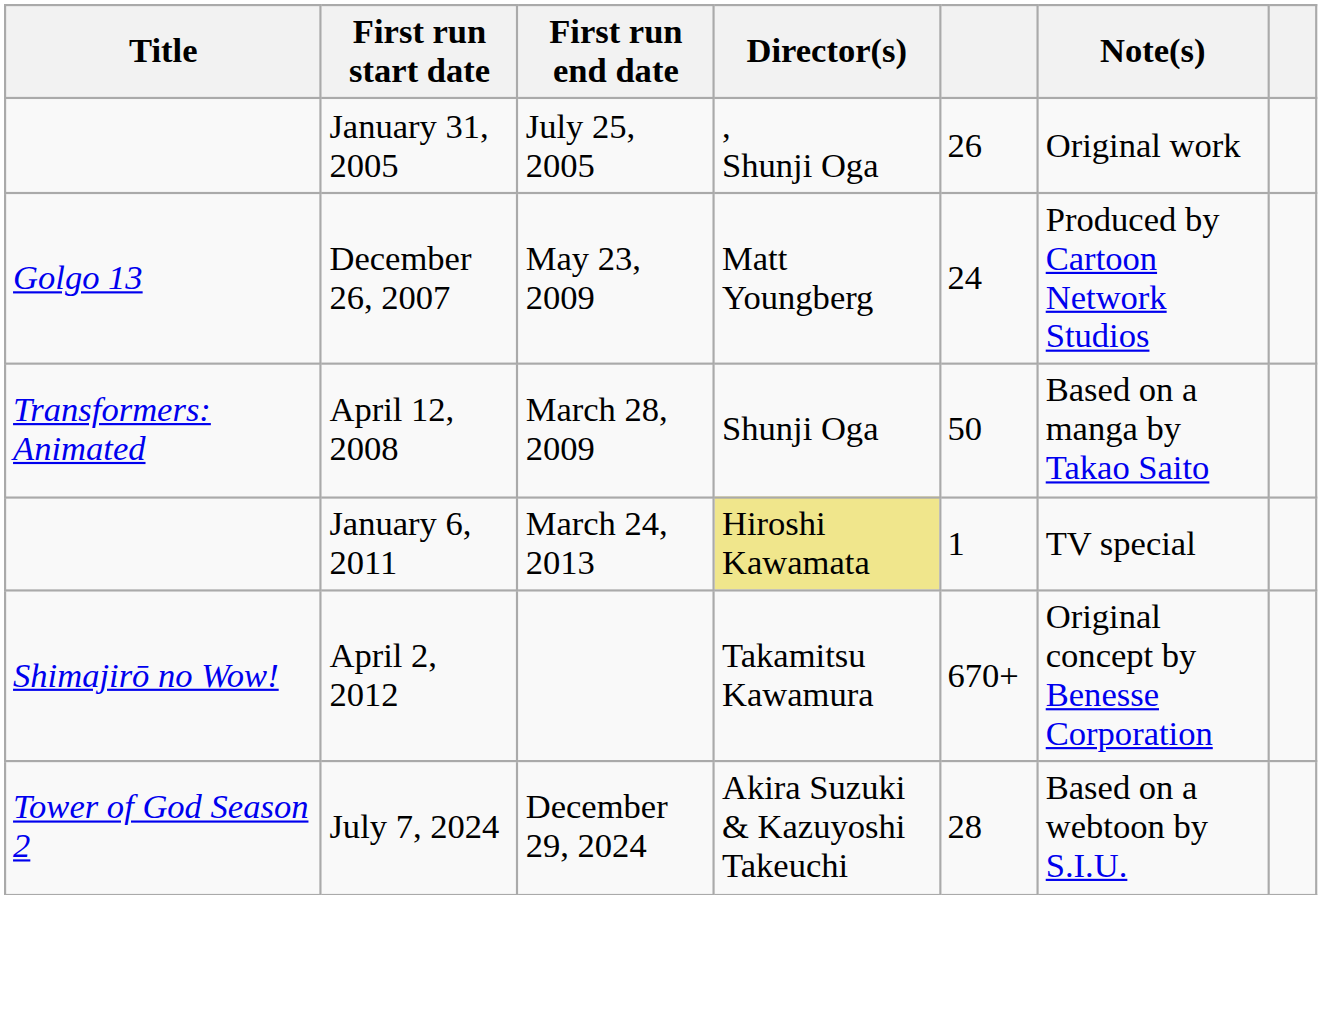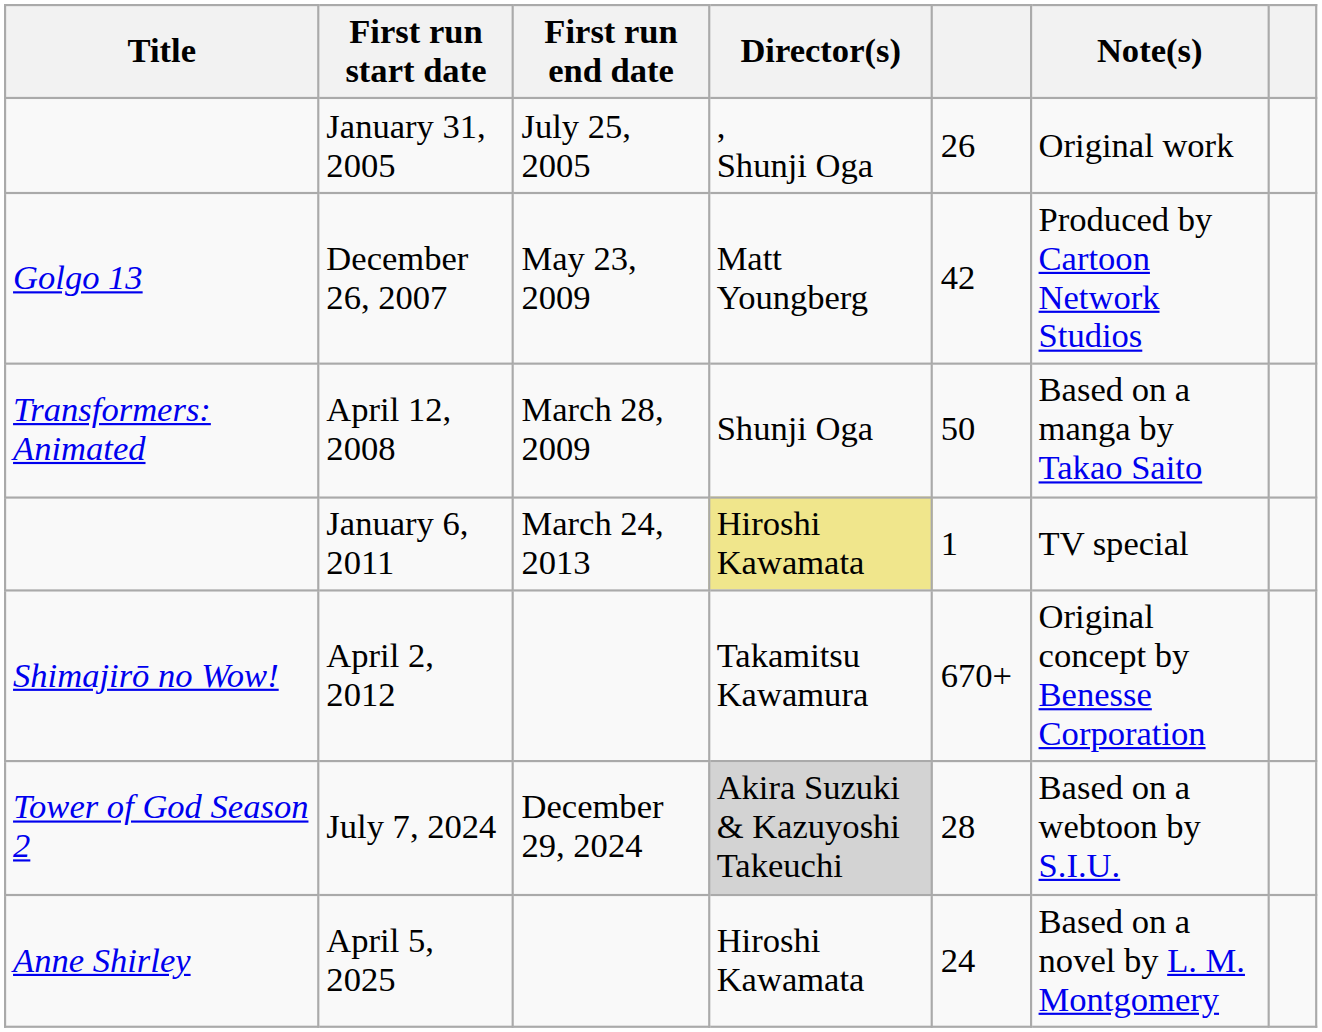(965, 277) 24 -> (958, 277) 42
(814, 827) no background -> (808, 827) lightgrey background
+ row: (380, 959)
